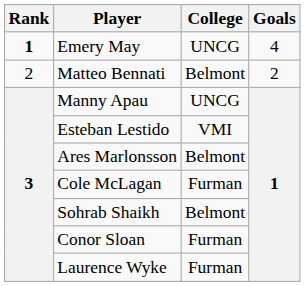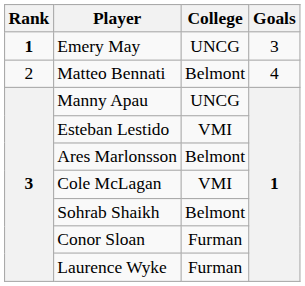(274, 45) 4 -> (274, 45) 3
(274, 73) 2 -> (274, 73) 4
(215, 184) Furman -> (215, 184) VMI
